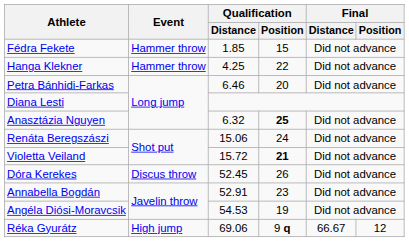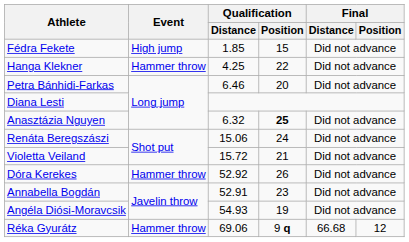(168, 49) Hammer throw -> (157, 49) High jump
(282, 157) bold -> (282, 157) normal
(164, 175) Discus throw -> (168, 175) Hammer throw
(233, 175) 52.45 -> (233, 175) 52.92
(233, 210) 54.53 -> (233, 210) 54.93
(157, 228) High jump -> (168, 228) Hammer throw
(331, 228) 66.67 -> (331, 228) 66.68
